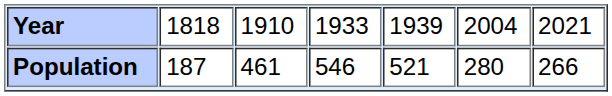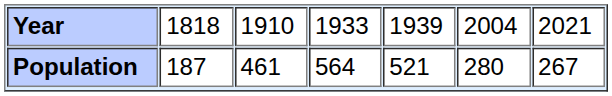(335, 67) 546 -> (335, 67) 564
(558, 67) 266 -> (558, 67) 267
